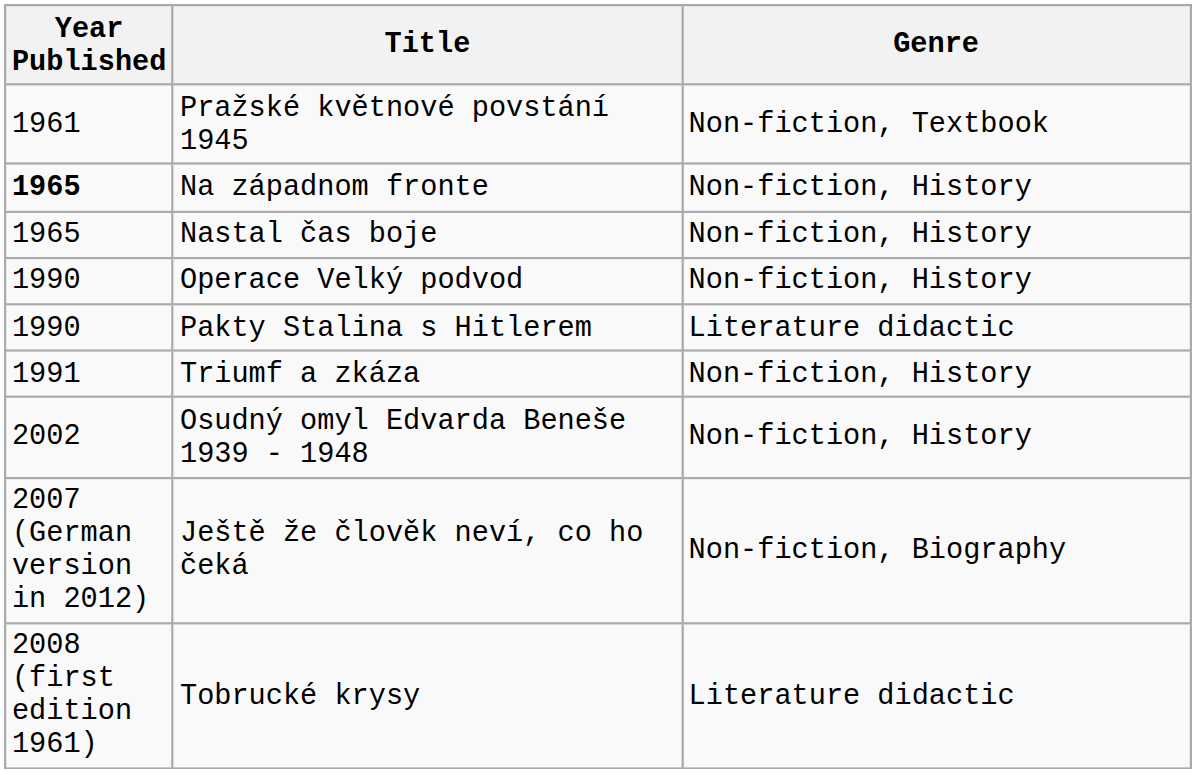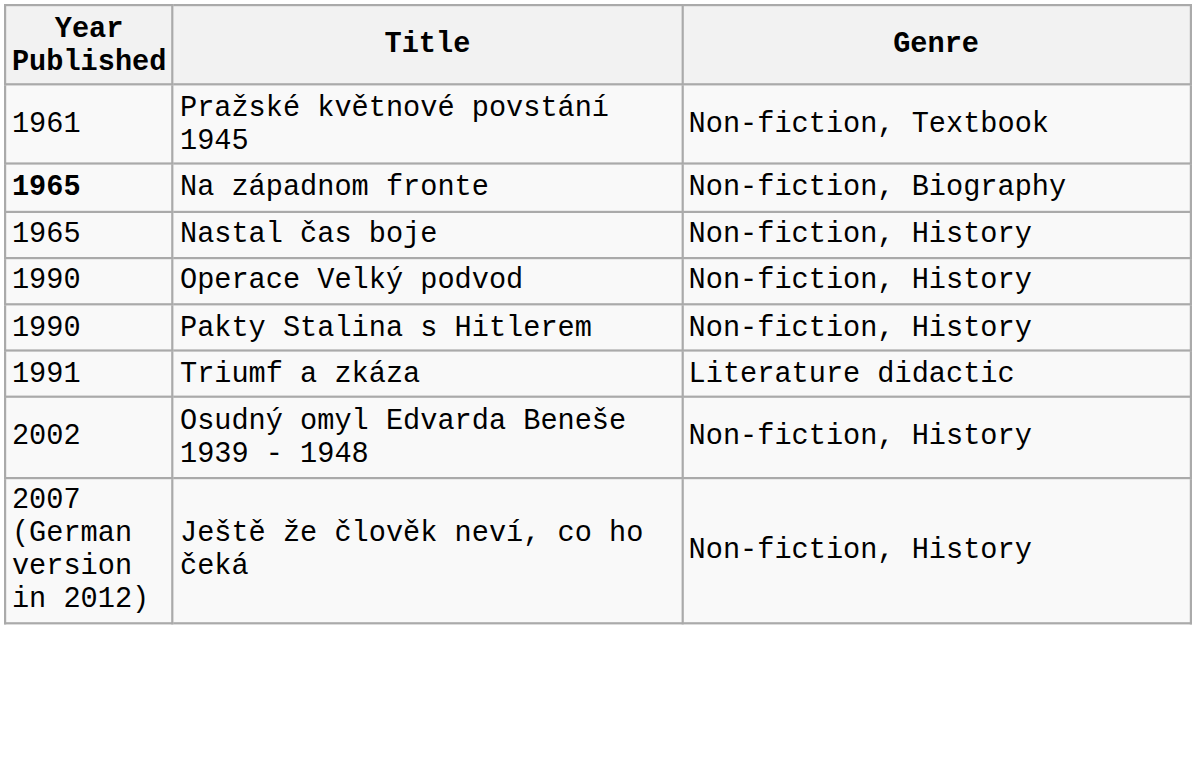(860, 188) Non-fiction, History -> (877, 188) Non-fiction, Biography
(852, 327) Literature didactic -> (860, 327) Non-fiction, History
(860, 374) Non-fiction, History -> (852, 374) Literature didactic
(877, 550) Non-fiction, Biography -> (860, 550) Non-fiction, History
- row: (300, 695)
